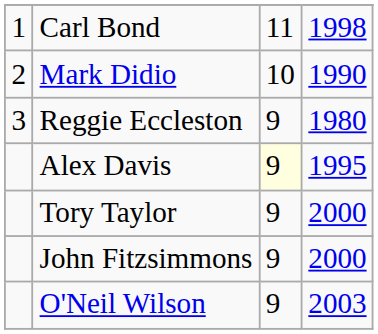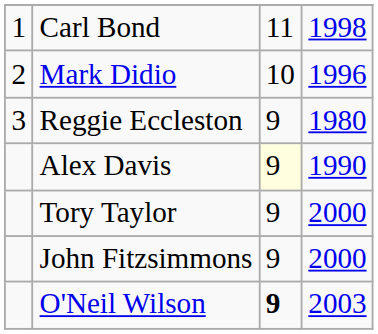(337, 73) 1990 -> (337, 73) 1996
(337, 166) 1995 -> (337, 166) 1990
(273, 304) normal -> (273, 304) bold
